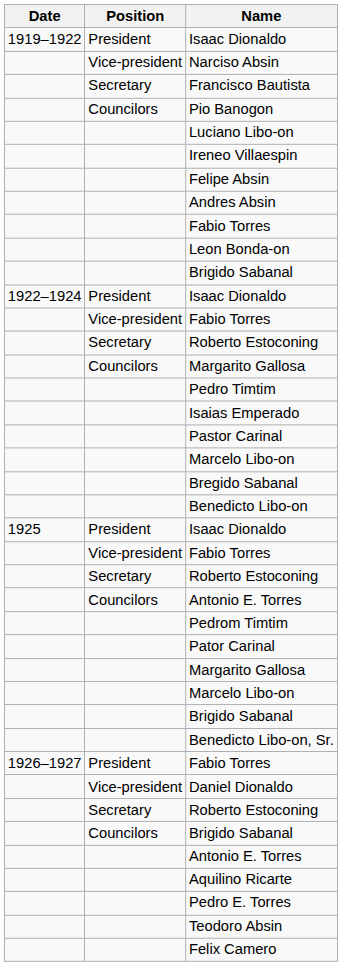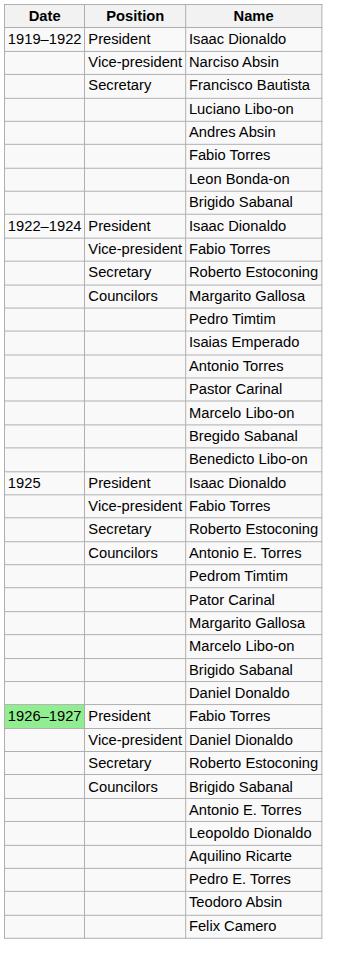- row: (123, 109)
- row: (135, 156)
- row: (135, 180)
+ row: (135, 366)
+ row: (135, 693)
- row: (135, 740)
(45, 763) no background -> (45, 716) lightgreen background
+ row: (135, 833)
